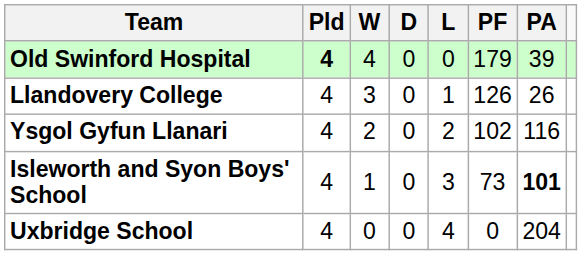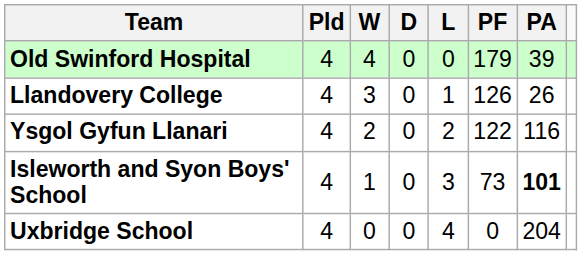(327, 59) bold -> (327, 59) normal
(493, 132) 102 -> (493, 132) 122
